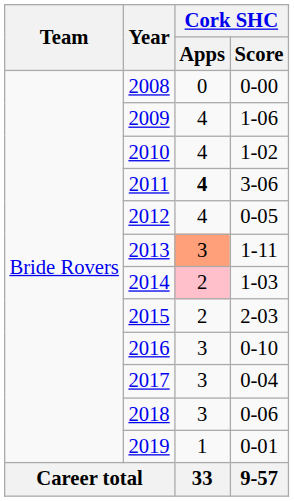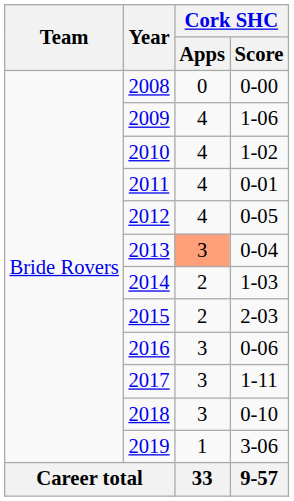(202, 184) bold -> (202, 184) normal
(259, 184) 3-06 -> (259, 184) 0-01
(259, 250) 1-11 -> (259, 250) 0-04
(202, 282) pink background -> (202, 282) no background
(259, 348) 0-10 -> (259, 348) 0-06
(259, 380) 0-04 -> (259, 380) 1-11
(259, 413) 0-06 -> (259, 413) 0-10
(259, 446) 0-01 -> (259, 446) 3-06
